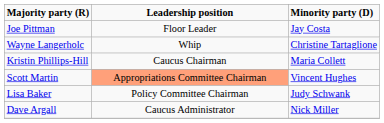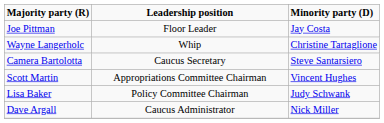- row: (48, 61)
+ row: (44, 61)
(190, 77) lightsalmon background -> (190, 77) no background
